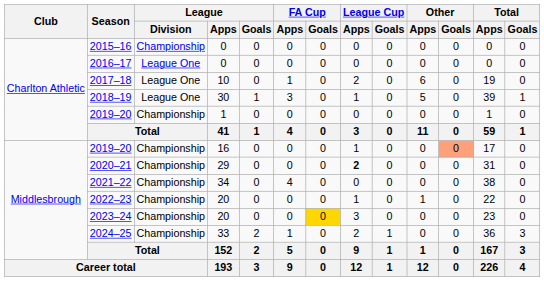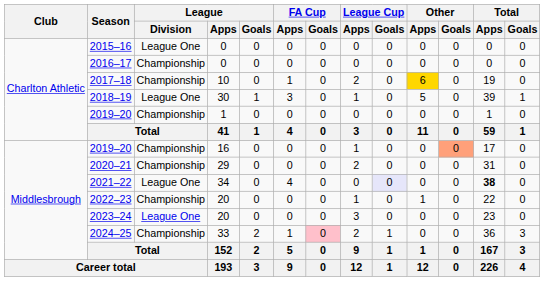(171, 47) Championship -> (171, 47) League One
(171, 64) League One -> (171, 64) Championship
(171, 81) League One -> (171, 81) Championship
(423, 81) no background -> (423, 81) gold background
(356, 166) bold -> (356, 166) normal
(171, 183) Championship -> (171, 183) League One
(390, 183) no background -> (390, 183) lavender background
(489, 183) normal -> (489, 183) bold
(171, 217) Championship -> (171, 217) League One
(323, 217) gold background -> (323, 217) no background
(323, 234) no background -> (323, 234) pink background
